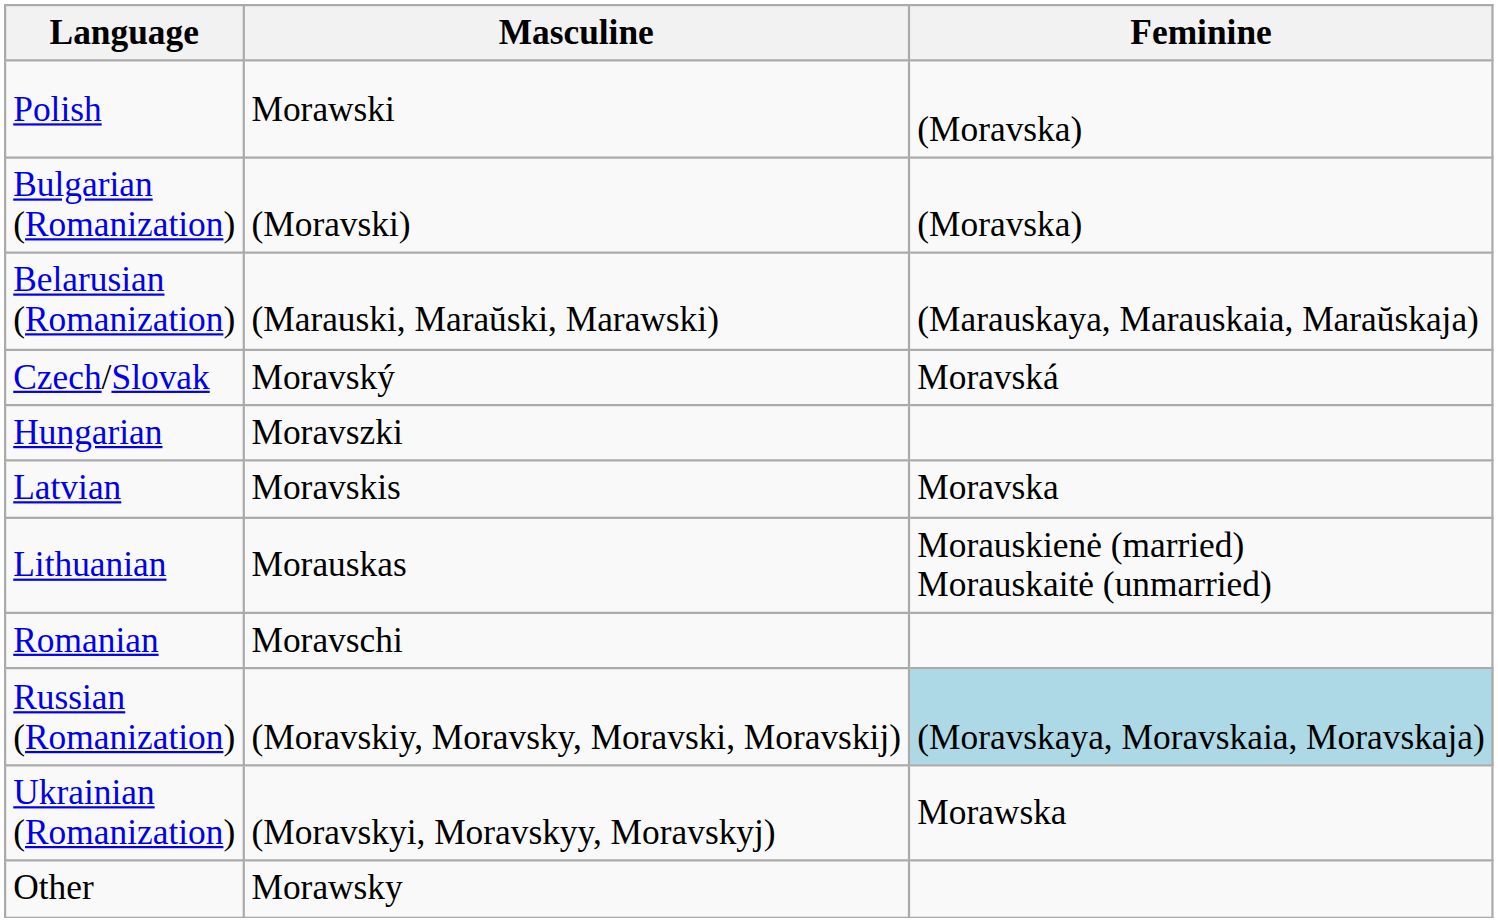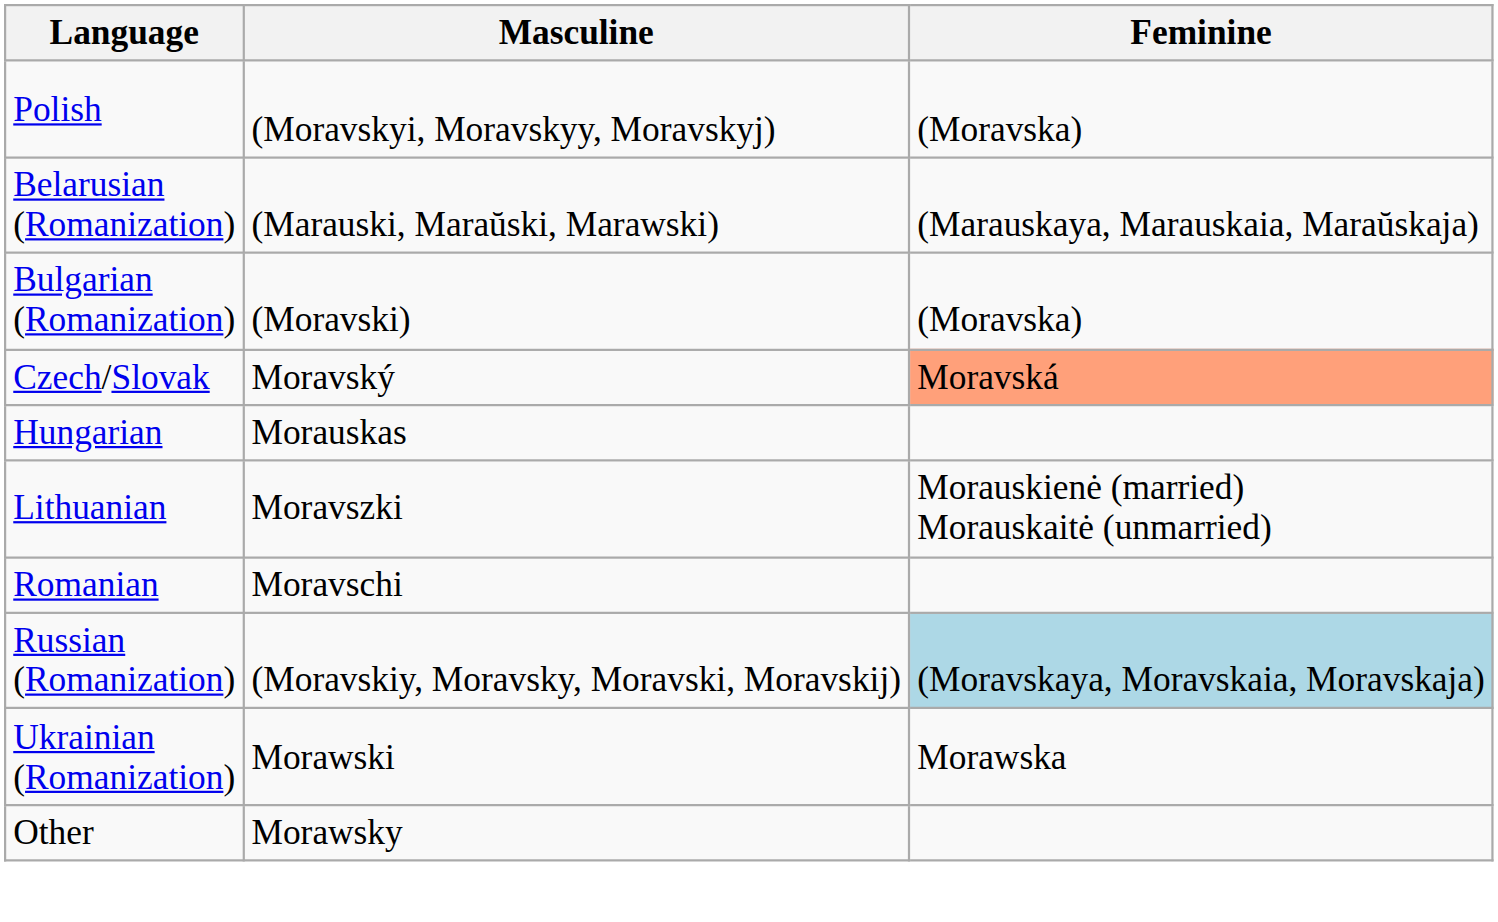(323, 108) Morawski -> (514, 128) (Moravskyi, Moravskyy, Moravskyj)
rows swapped: (124, 300) <-> (124, 204)
(988, 376) no background -> (988, 376) lightsalmon background
(327, 432) Moravszki -> (329, 432) Morauskas
- row: (67, 488)
(329, 564) Morauskas -> (327, 508) Moravszki
(514, 832) (Moravskyi, Moravskyy, Moravskyj) -> (323, 756) Morawski
